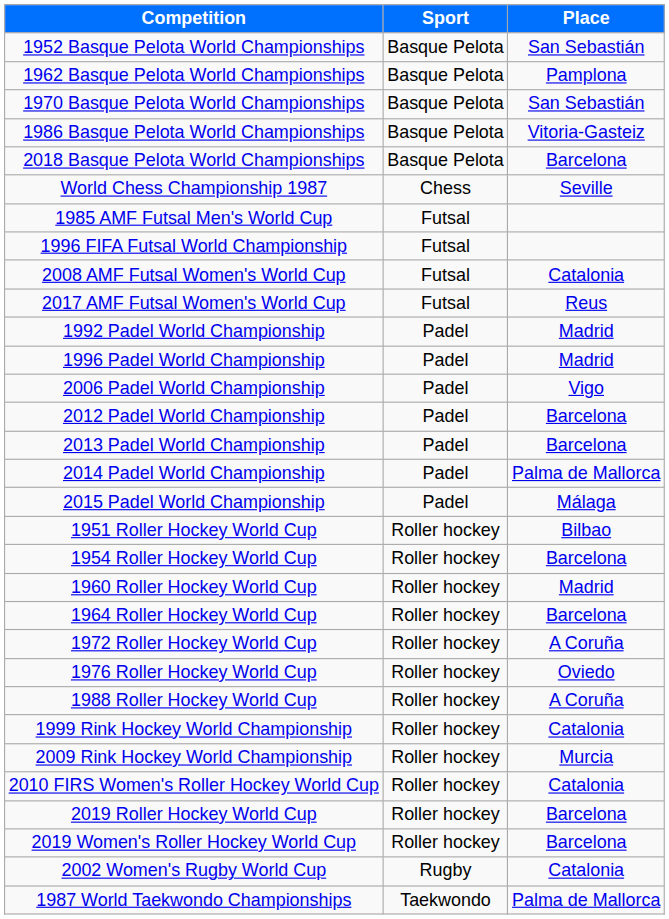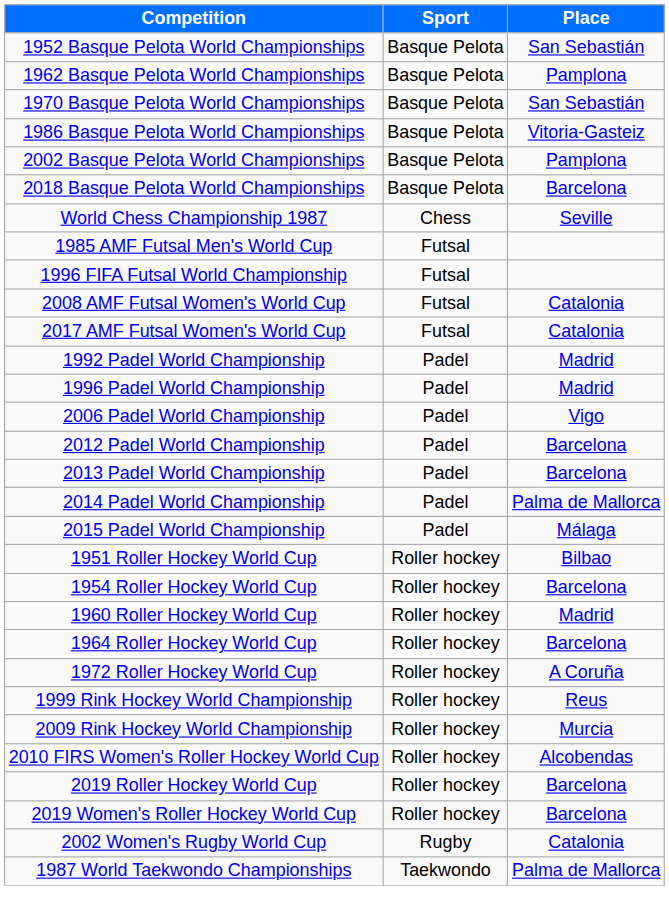+ row: (194, 160)
(586, 302) Reus -> (586, 331) Catalonia
- row: (194, 672)
- row: (194, 700)
(586, 729) Catalonia -> (586, 700) Reus
(586, 786) Catalonia -> (586, 757) Alcobendas
